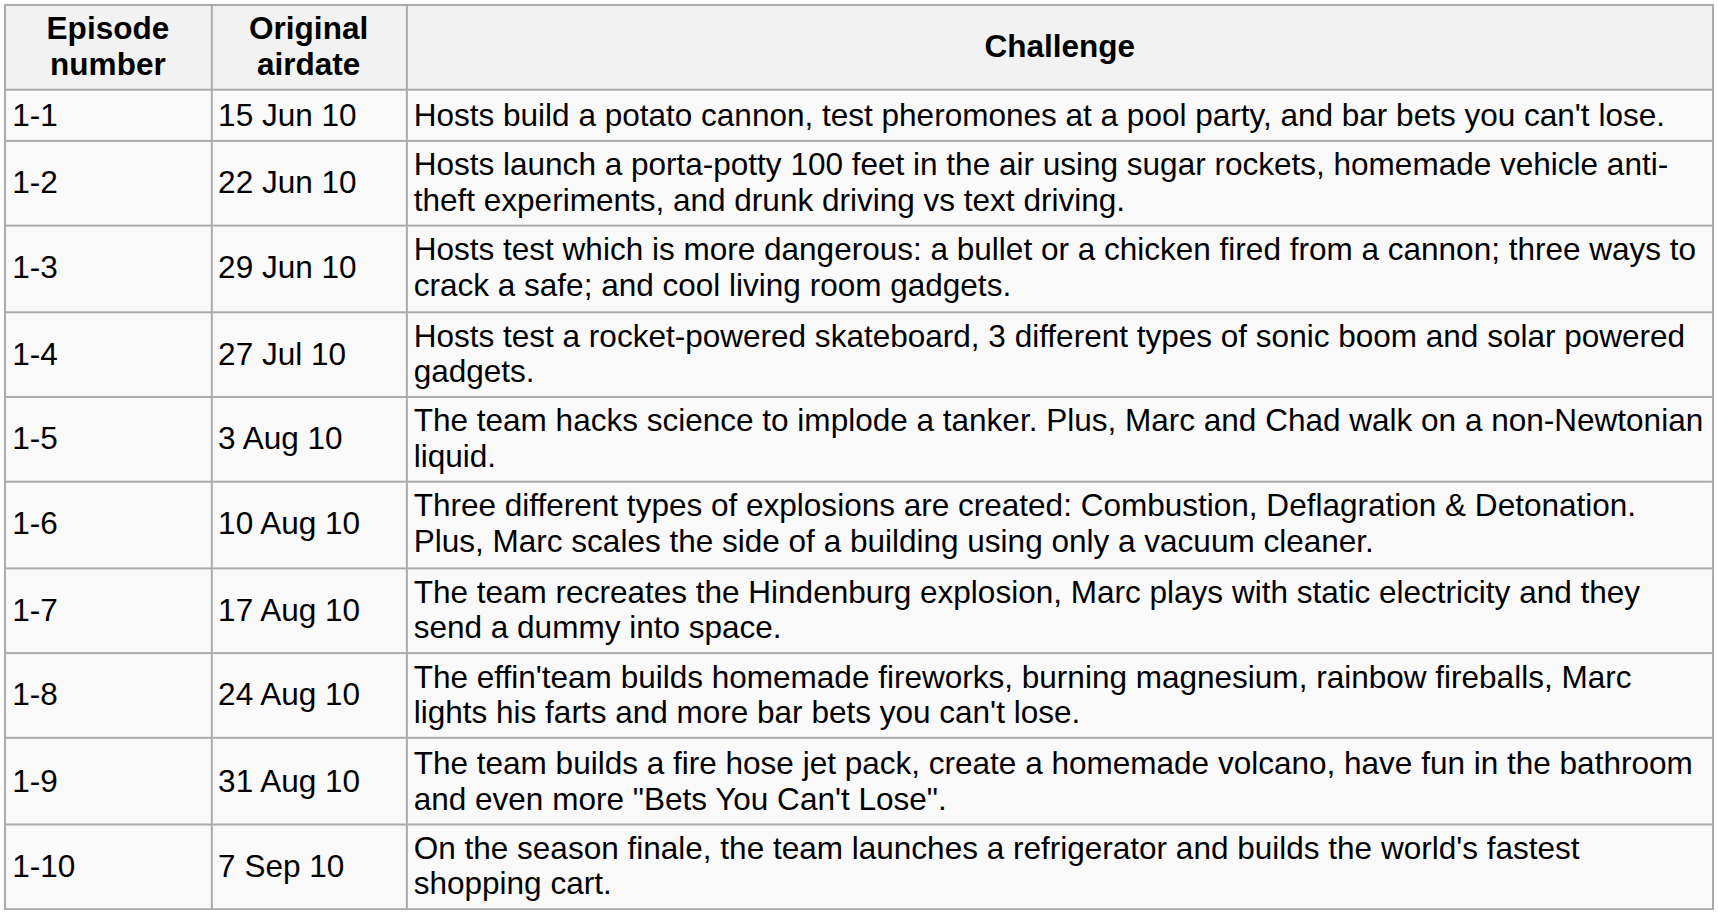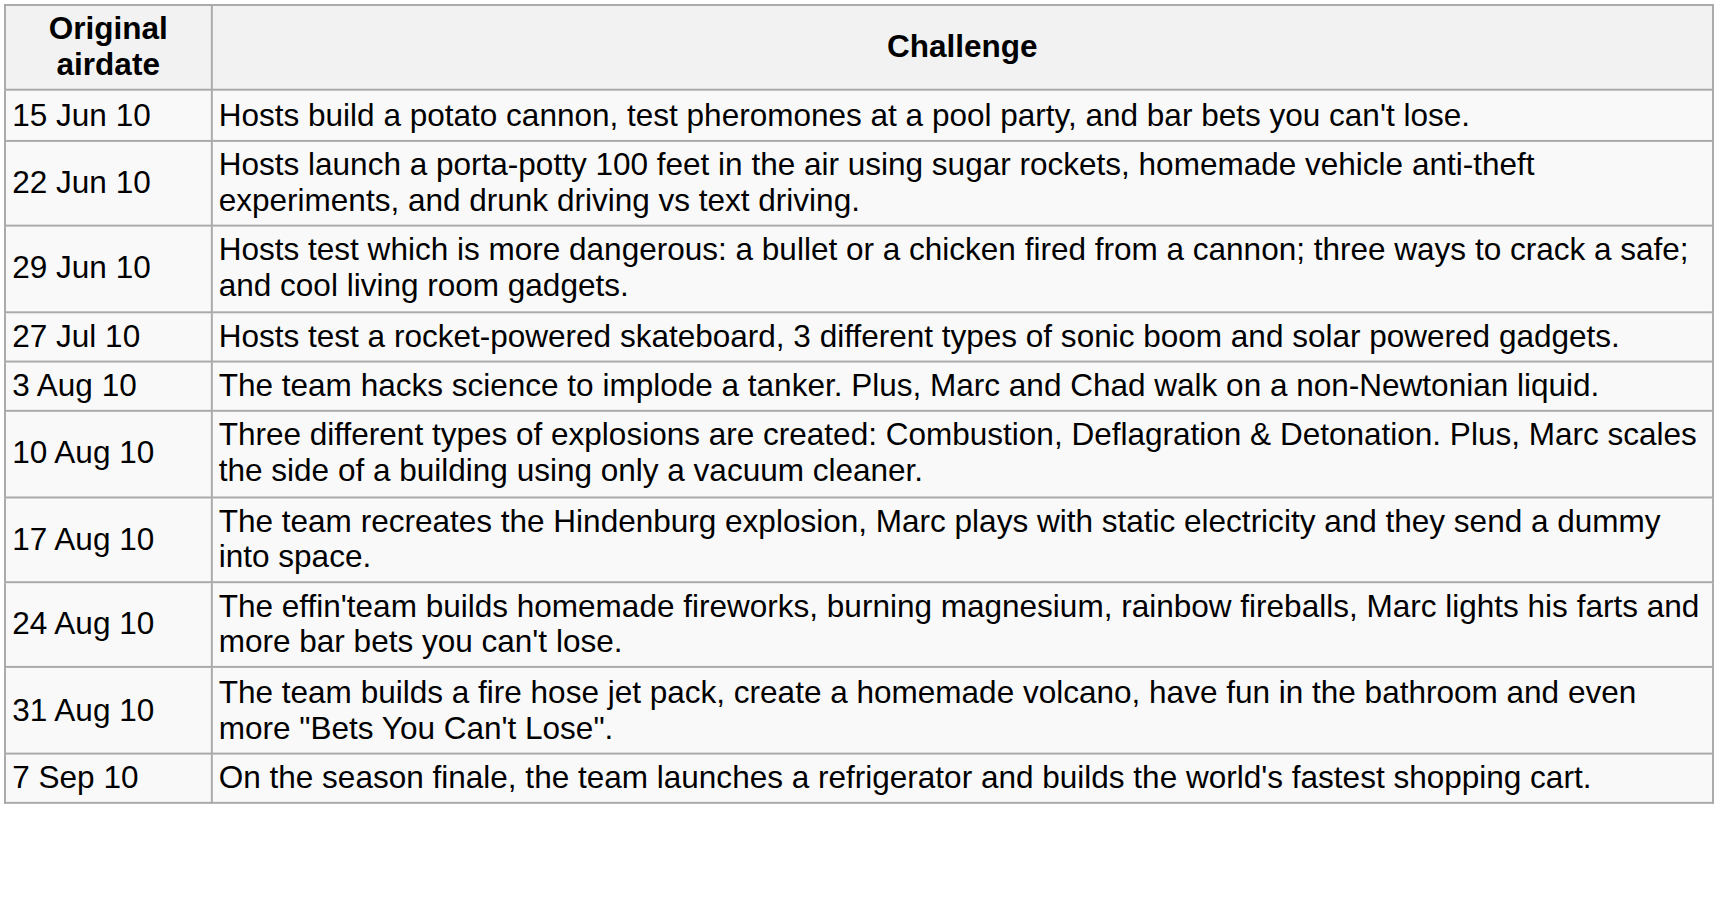- column: (108, 47)
